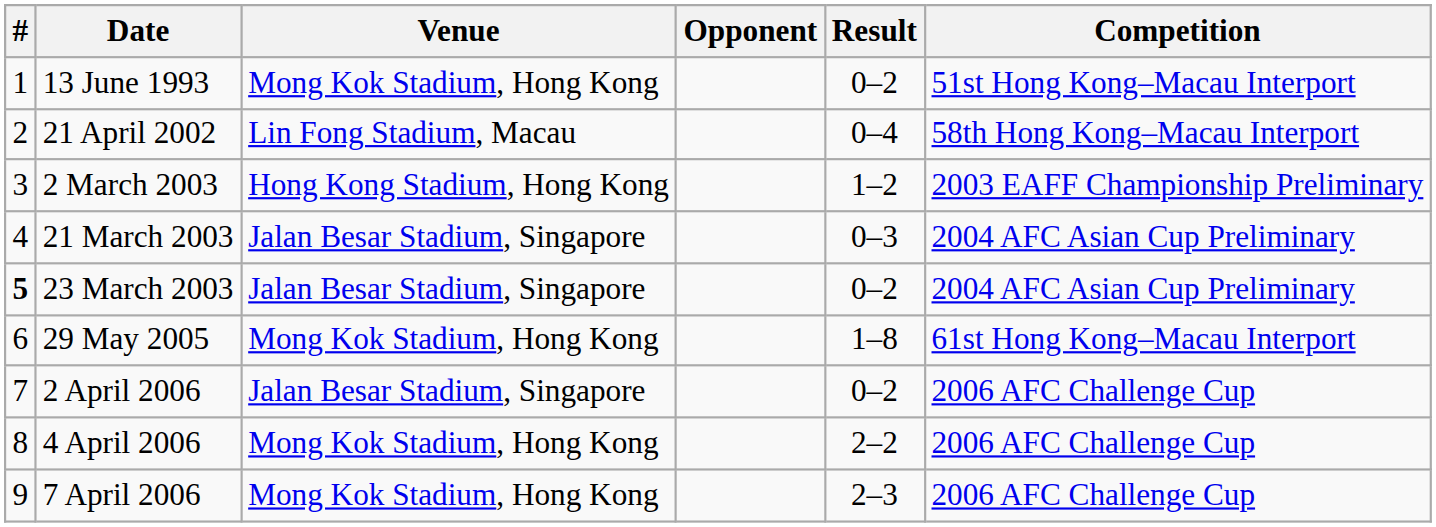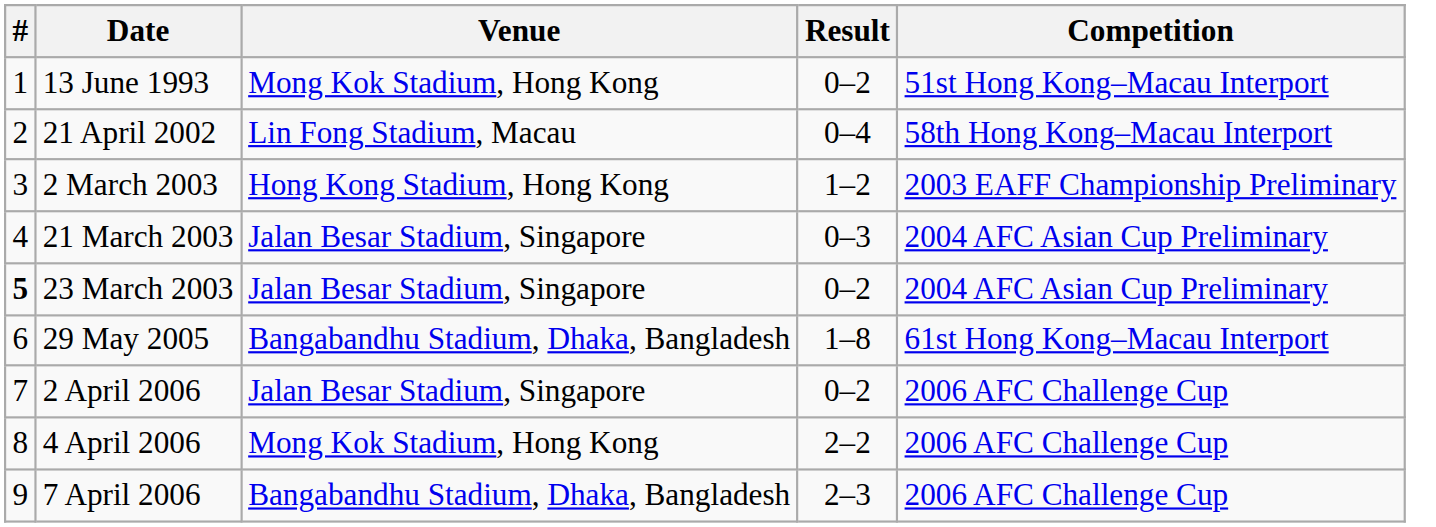- column: (750, 30)
(453, 339) Mong Kok Stadium, Hong Kong -> (519, 339) Bangabandhu Stadium, Dhaka, Bangladesh
(453, 494) Mong Kok Stadium, Hong Kong -> (519, 494) Bangabandhu Stadium, Dhaka, Bangladesh
